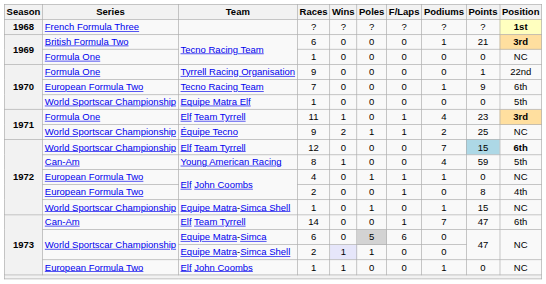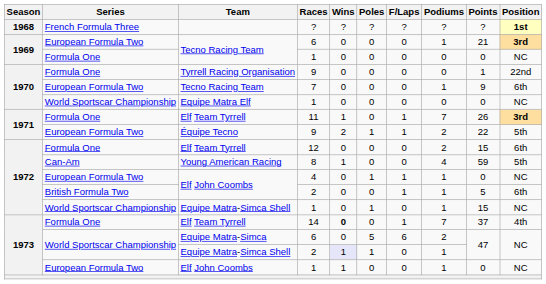(87, 42) British Formula Two -> (94, 42) European Formula Two
(521, 102) 5th -> (521, 102) NC
(444, 117) 4 -> (444, 117) 7
(483, 117) 23 -> (483, 117) 26
(110, 132) World Sportscar Championship -> (94, 132) European Formula Two
(483, 132) 25 -> (483, 132) 22
(521, 132) NC -> (521, 132) 5th
(110, 147) World Sportscar Championship -> (73, 147) Formula One
(444, 147) 7 -> (444, 147) 2
(483, 147) lightblue background -> (483, 147) no background
(521, 147) bold -> (521, 147) normal
(94, 192) European Formula Two -> (87, 192) British Formula Two
(444, 192) 0 -> (444, 192) 1
(483, 192) 8 -> (483, 192) 5
(521, 192) 4th -> (521, 192) 6th
(62, 222) Can-Am -> (73, 222) Formula One
(343, 222) normal -> (343, 222) bold
(483, 222) 47 -> (483, 222) 37
(521, 222) 6th -> (521, 222) 4th
(372, 237) lightgrey background -> (372, 237) no background
(444, 237) 0 -> (444, 237) 2
(444, 252) 0 -> (444, 252) 1
